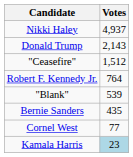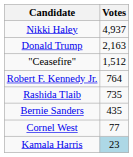(114, 45) 2,143 -> (114, 45) 2,163
+ row: (52, 95)
- row: (52, 95)
